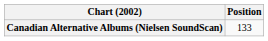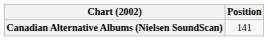(244, 28) 133 -> (244, 28) 141
